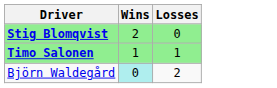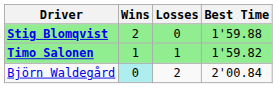+ column: (237, 14)
